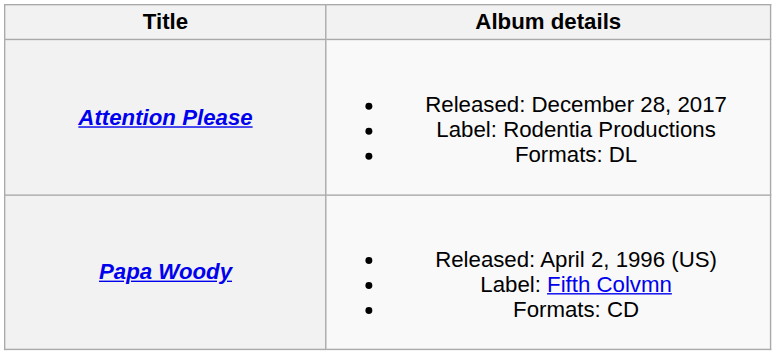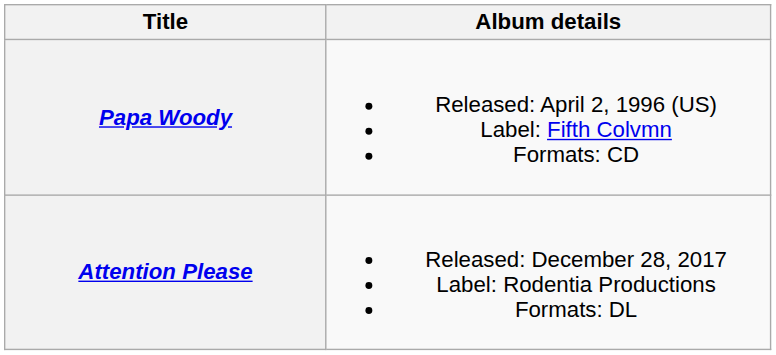rows swapped: (166, 271) <-> (165, 117)
